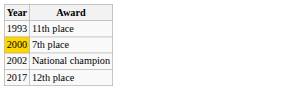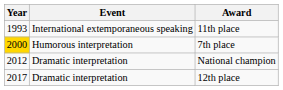+ column: (112, 12)
(17, 61) 2002 -> (17, 61) 2012
